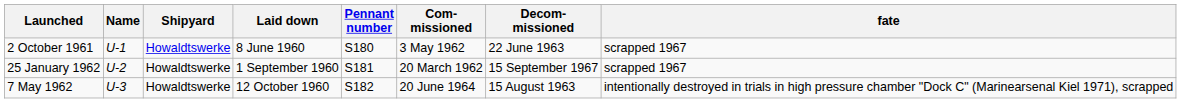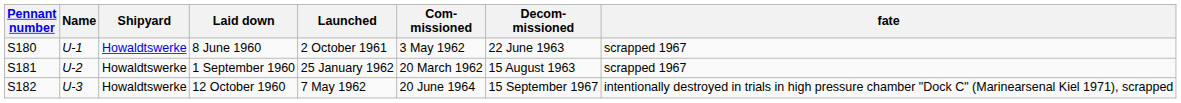columns swapped: (369, 21) <-> (54, 21)
(543, 68) 15 September 1967 -> (532, 68) 15 August 1963
(532, 87) 15 August 1963 -> (543, 87) 15 September 1967
